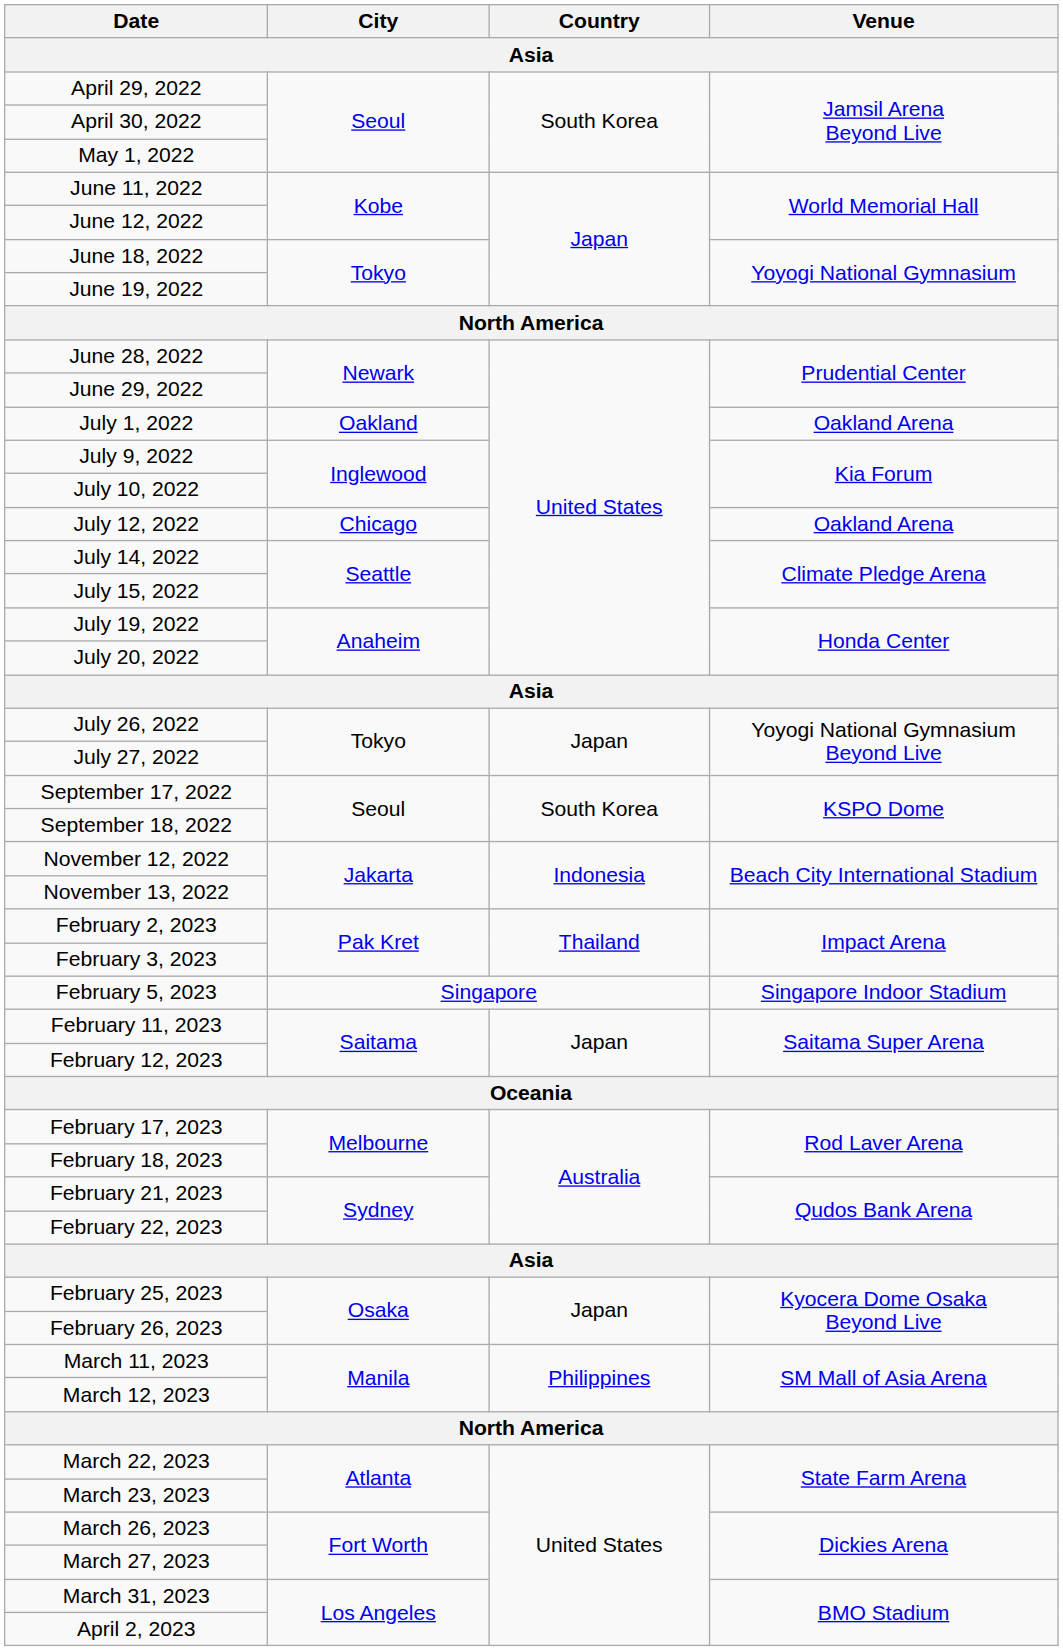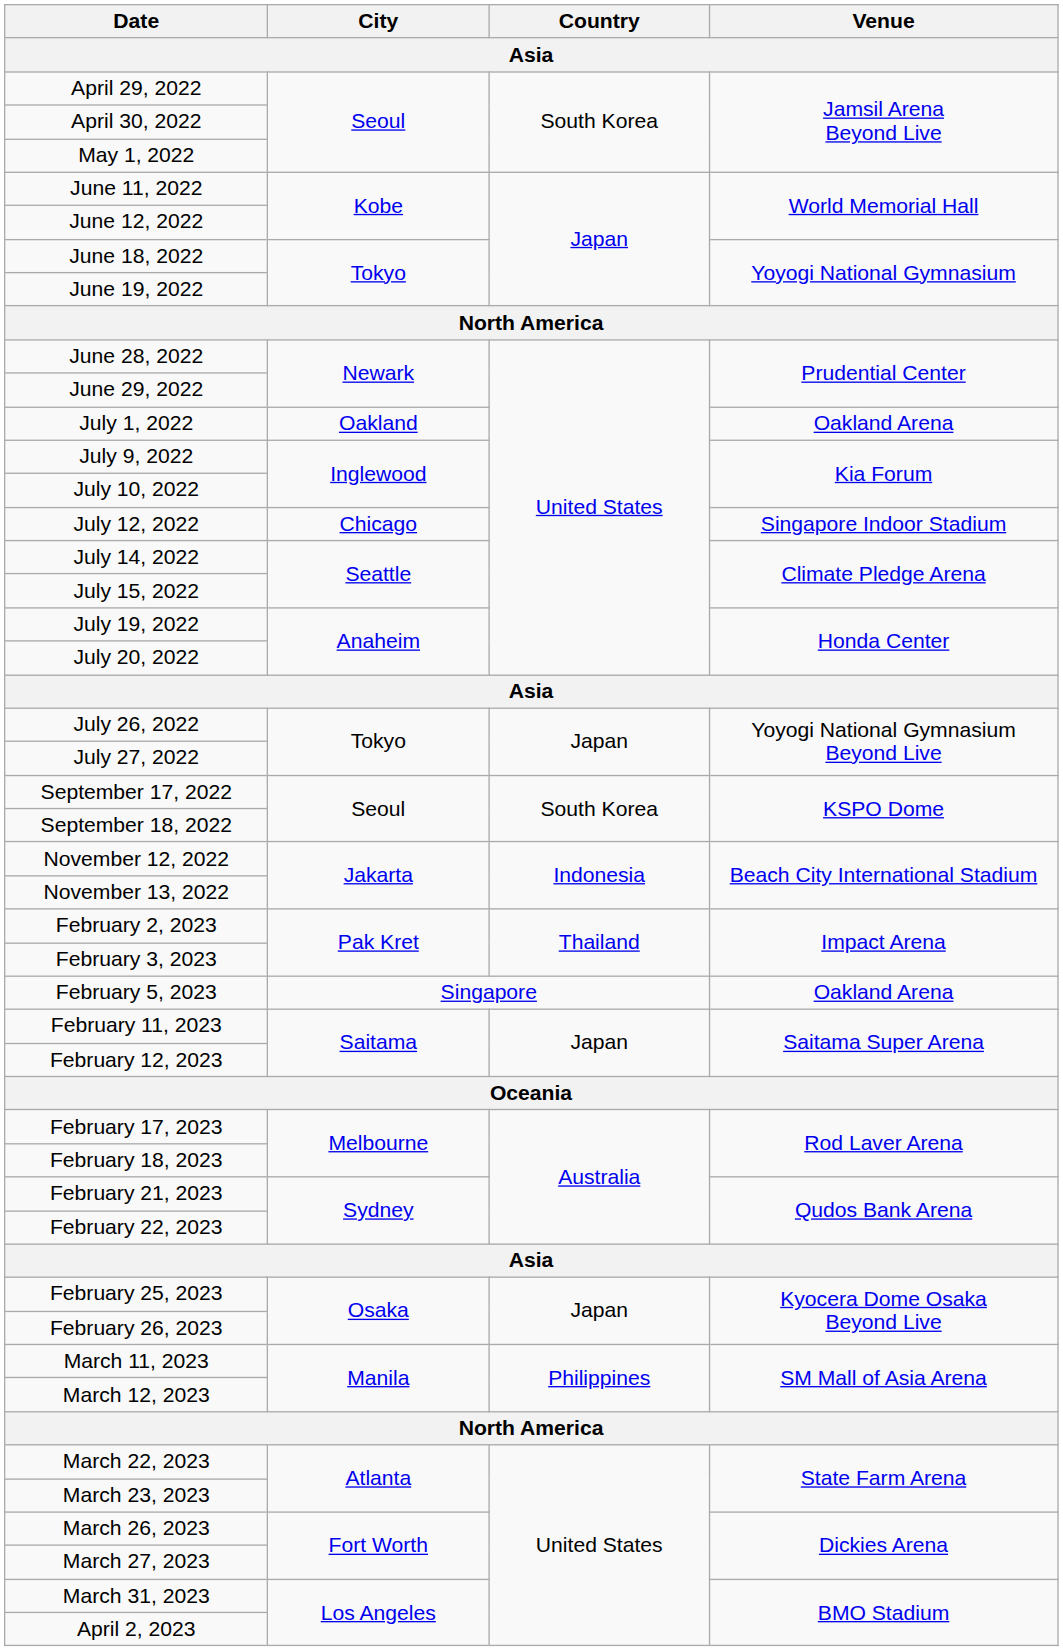(884, 523) Oakland Arena -> (884, 523) Singapore Indoor Stadium
(884, 992) Singapore Indoor Stadium -> (884, 992) Oakland Arena
